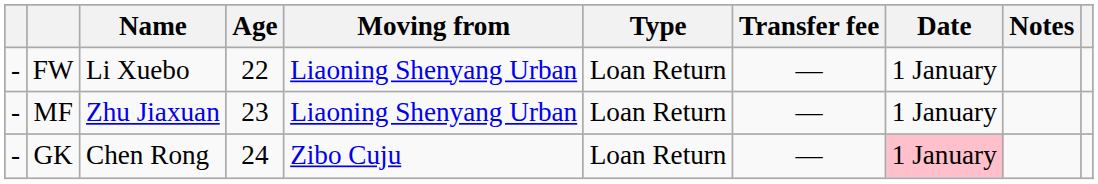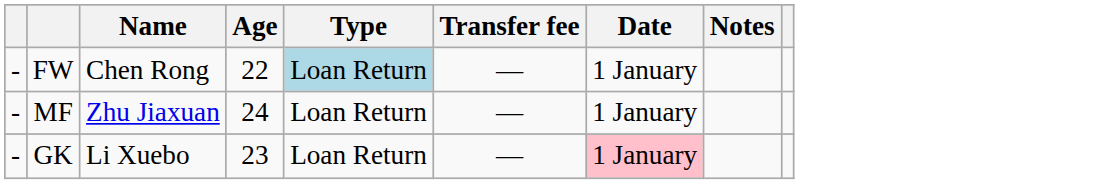- column: (434, 26)
(138, 69) Li Xuebo -> (148, 69) Chen Rong
(658, 69) no background -> (359, 69) lightblue background
(255, 112) 23 -> (255, 112) 24
(148, 155) Chen Rong -> (138, 155) Li Xuebo
(255, 155) 24 -> (255, 155) 23
